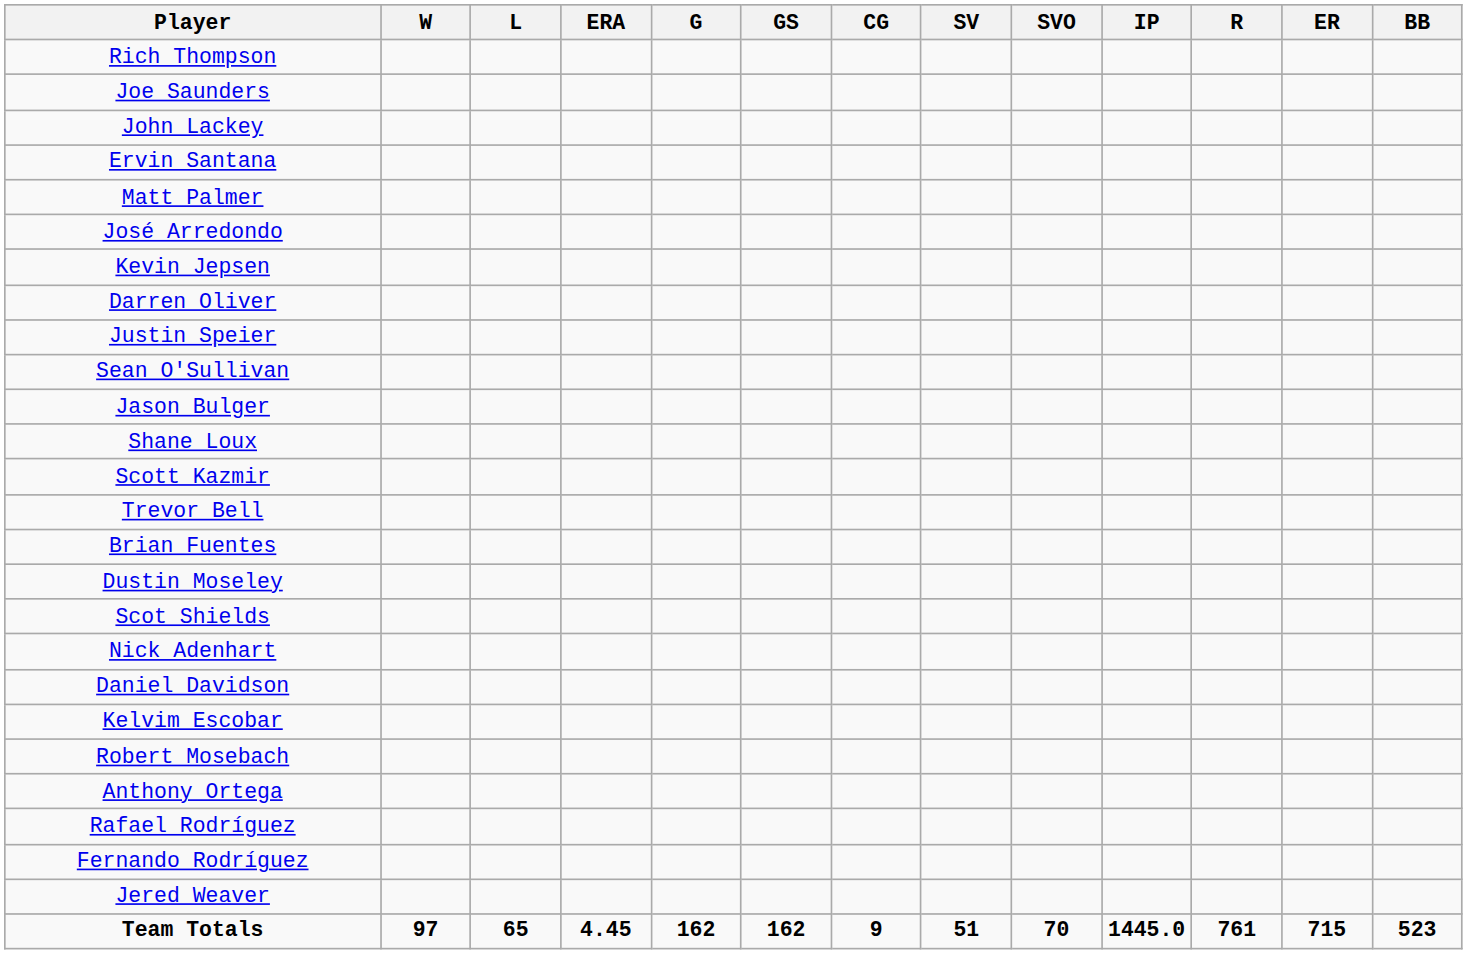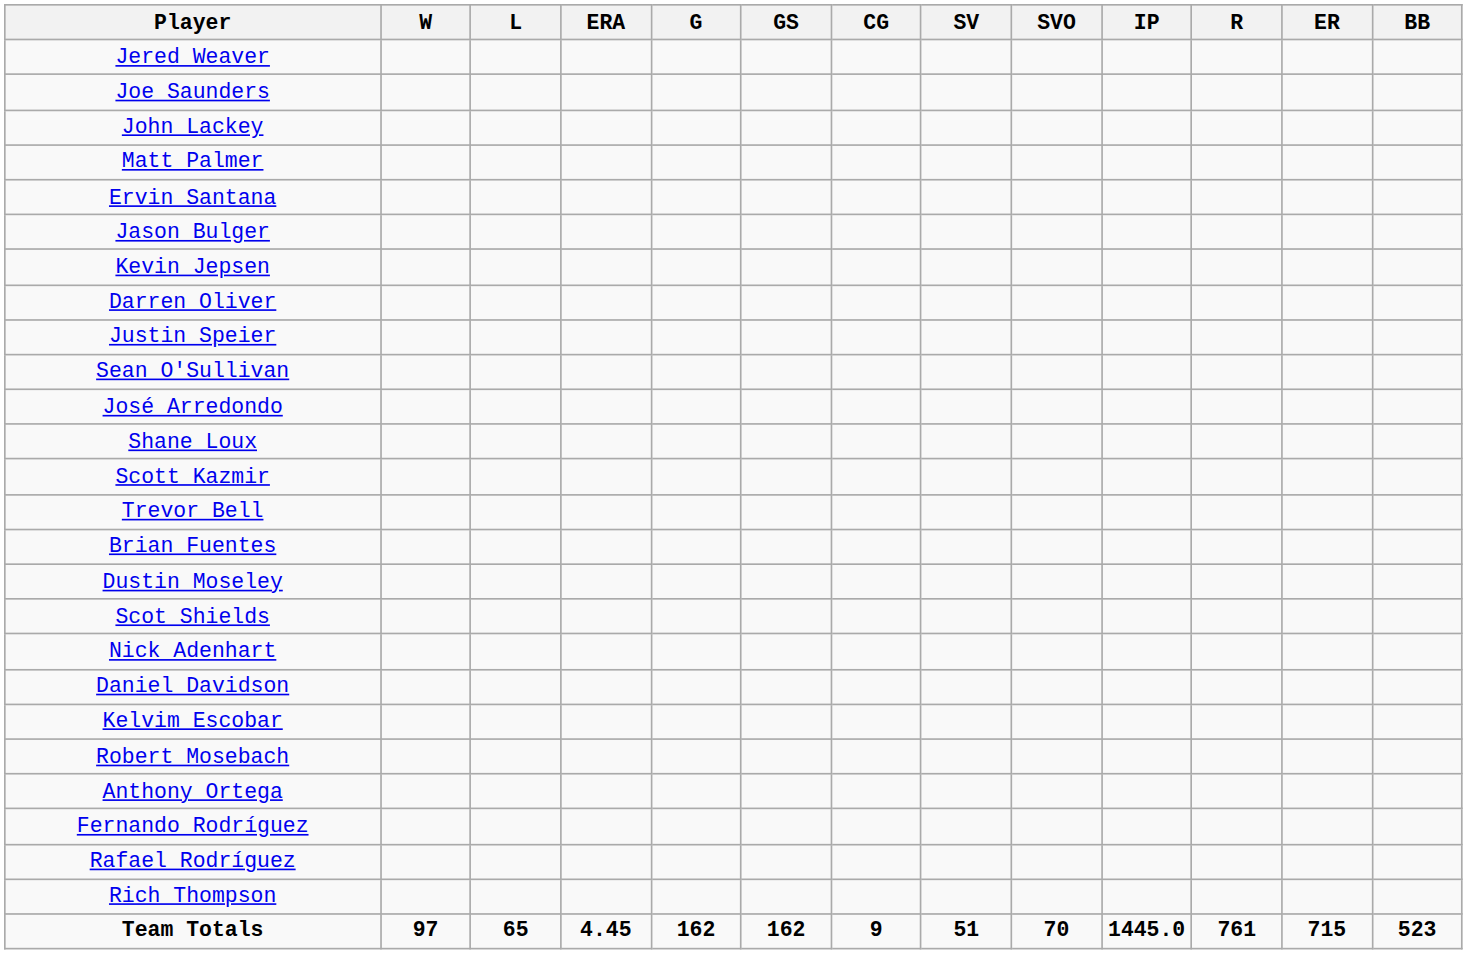rows swapped: (193, 896) <-> (193, 57)
rows swapped: (193, 197) <-> (193, 162)
rows swapped: (193, 407) <-> (193, 232)
rows swapped: (193, 861) <-> (193, 826)
